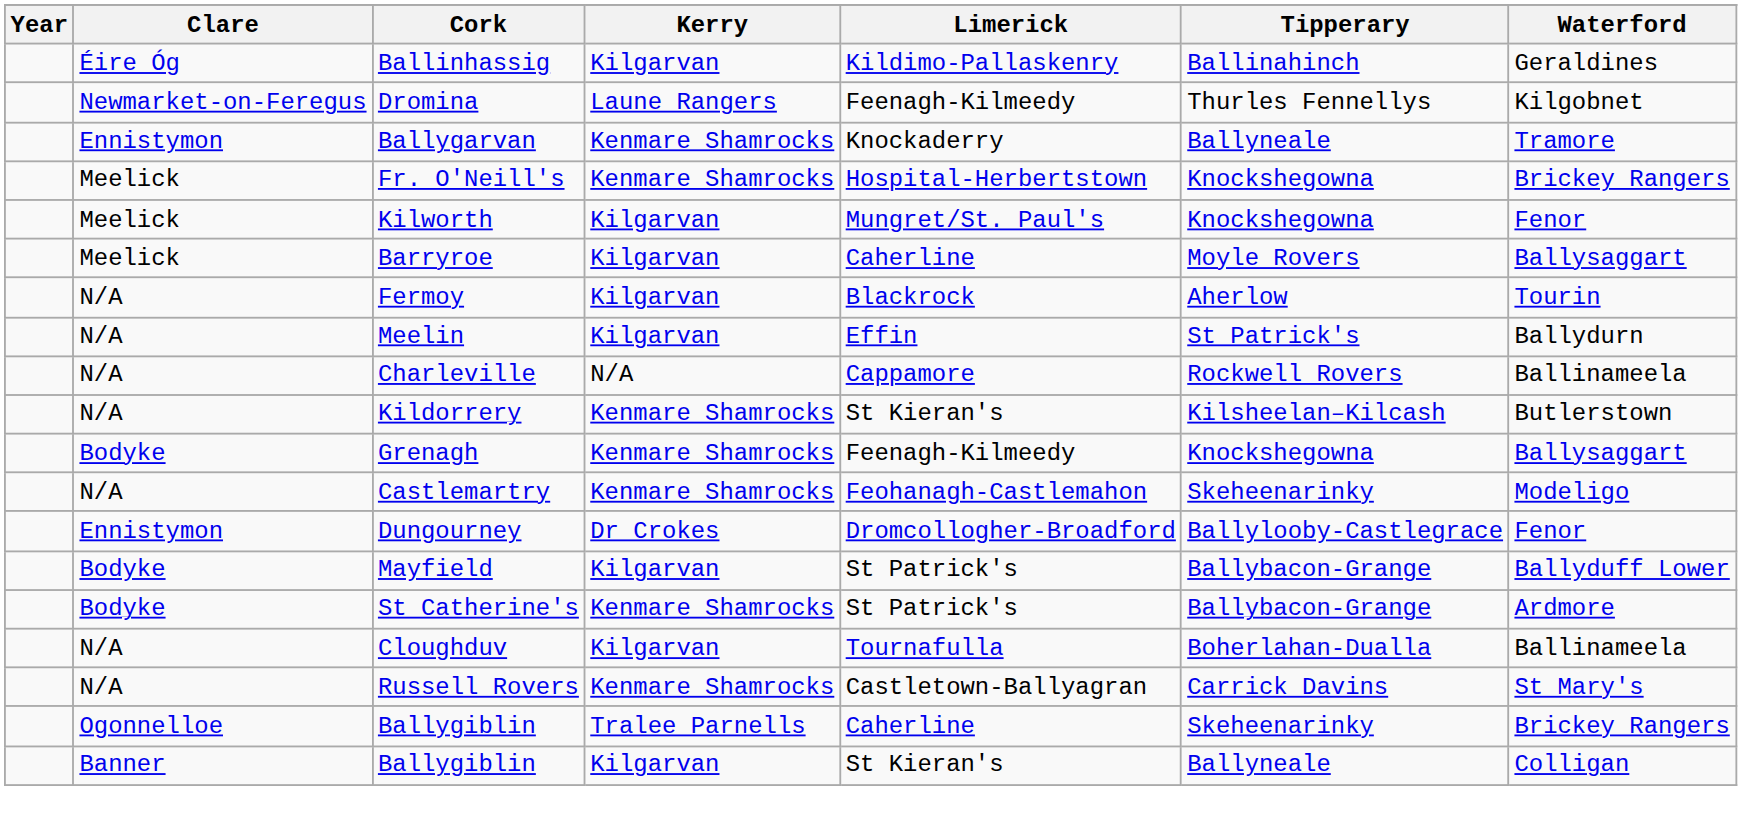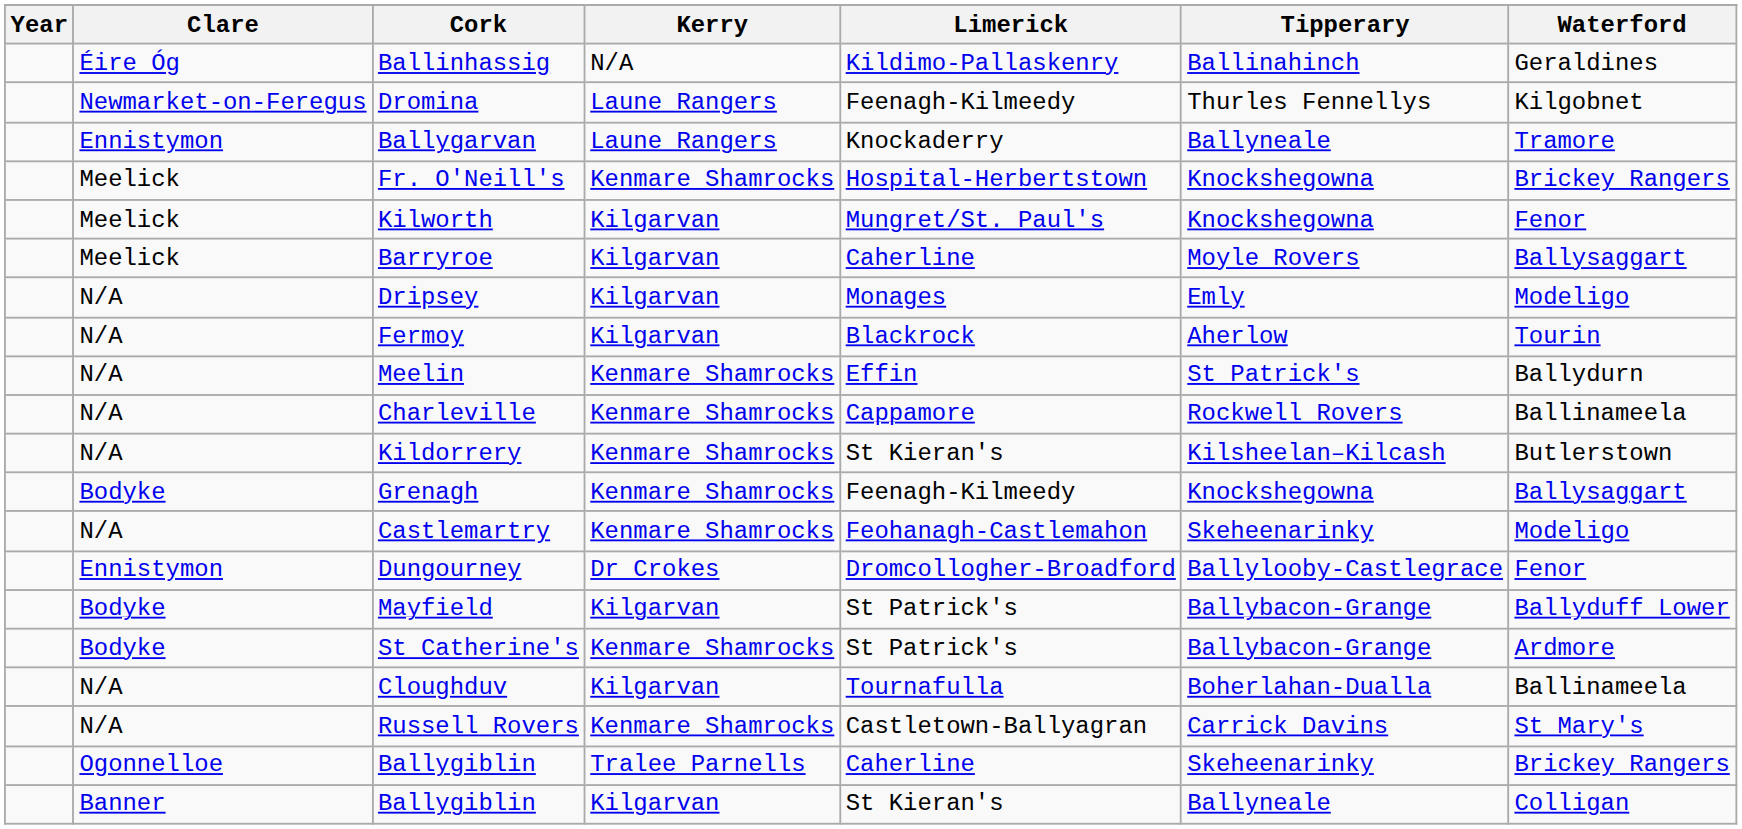(655, 63) Kilgarvan -> (612, 63) N/A
(712, 141) Kenmare Shamrocks -> (684, 141) Laune Rangers
+ row: (101, 297)
(655, 336) Kilgarvan -> (712, 375) Kenmare Shamrocks
(612, 375) N/A -> (712, 414) Kenmare Shamrocks
